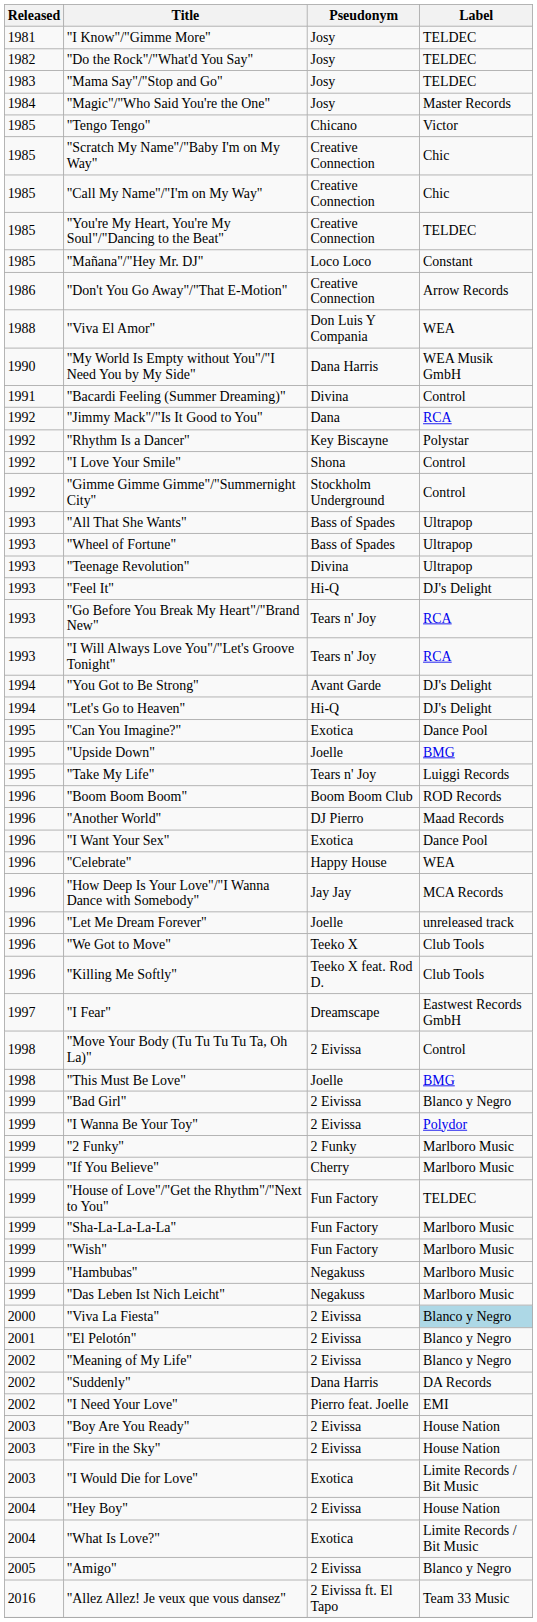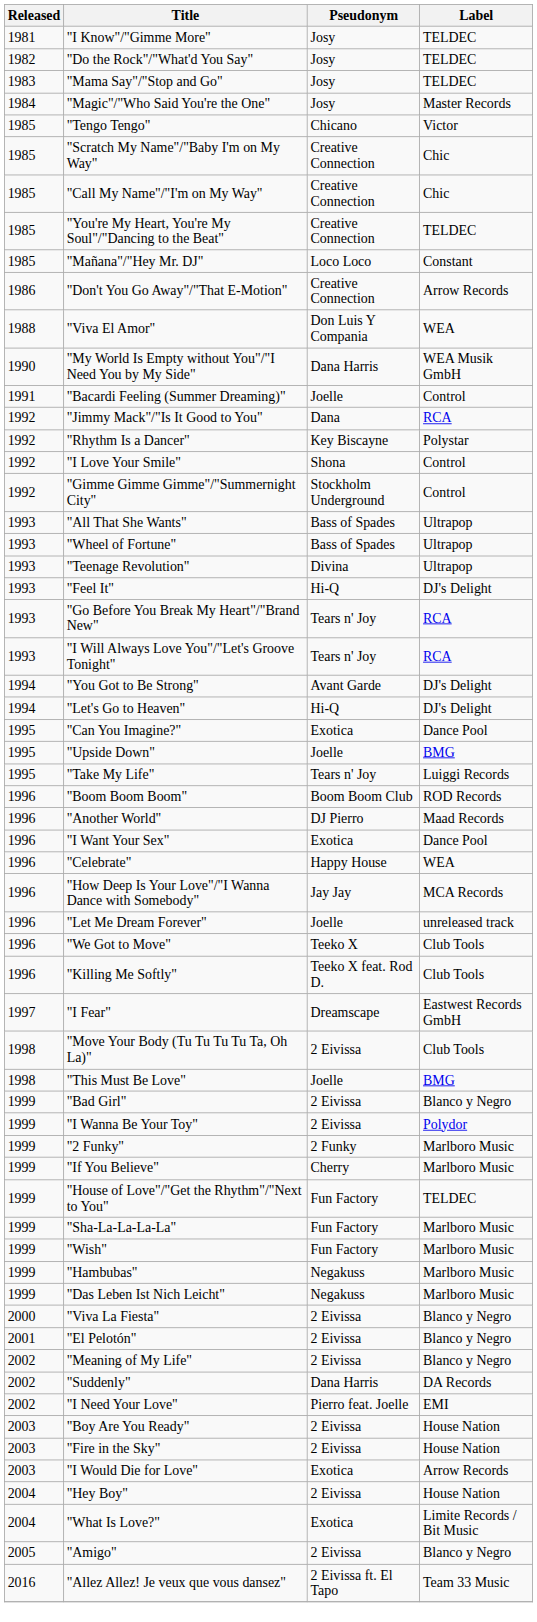(329, 396) Divina -> (327, 396) Joelle
(444, 1050) Control -> (454, 1050) Club Tools
(467, 1316) lightblue background -> (467, 1316) no background
(470, 1478) Limite Records / Bit Music -> (466, 1471) Arrow Records
